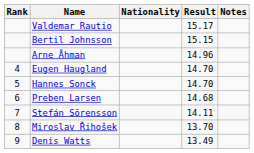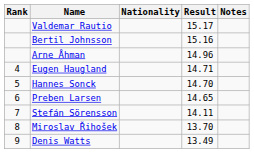(200, 40) 15.15 -> (200, 40) 15.16
(200, 69) 14.70 -> (200, 69) 14.71
(200, 98) 14.68 -> (200, 98) 14.65
